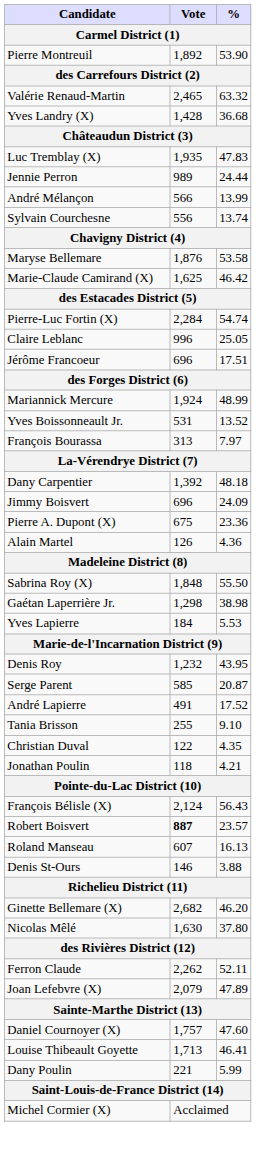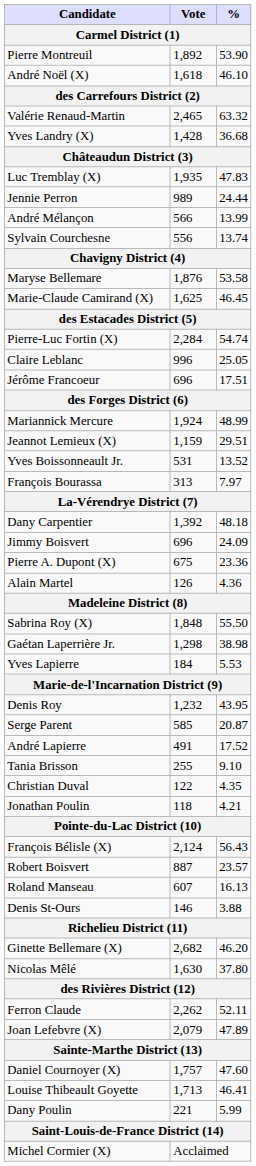+ row: (48, 75)
(234, 278) 46.42 -> (234, 298) 46.45
+ row: (62, 440)
(183, 826) bold -> (183, 867) normal
